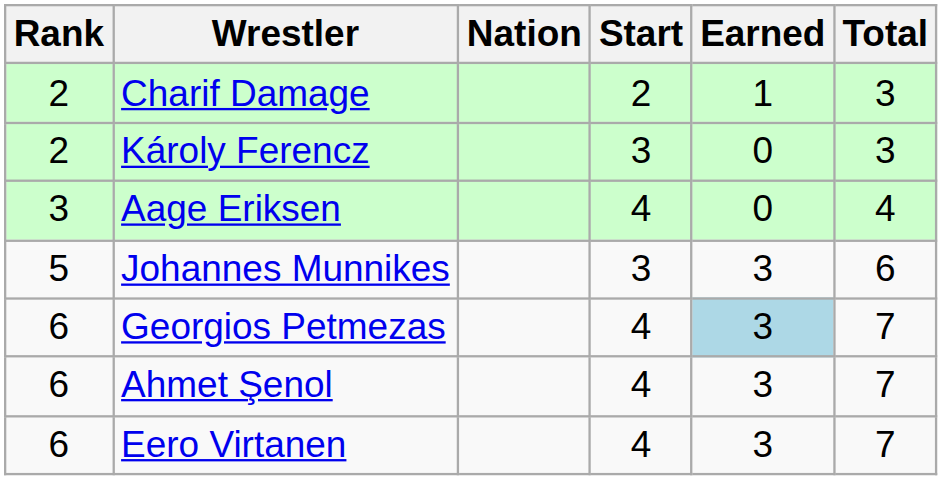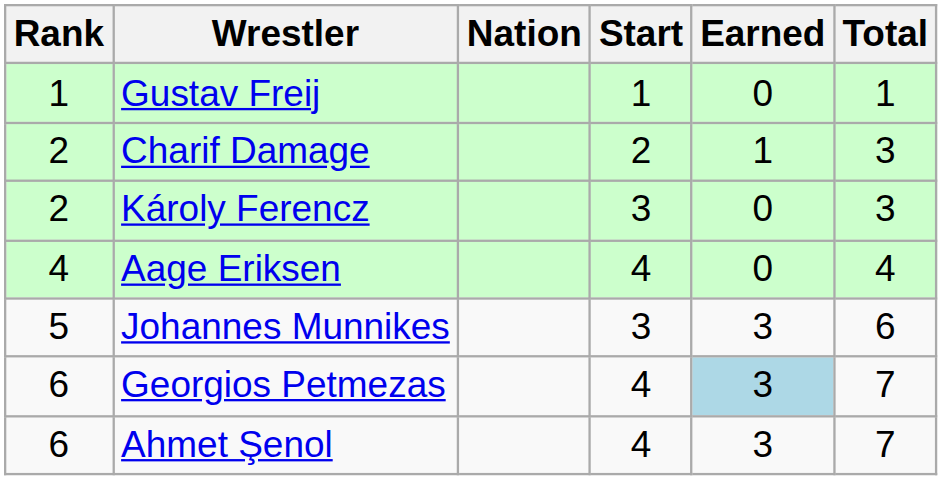+ row: (221, 92)
(59, 209) 3 -> (59, 268) 4
- row: (234, 444)
